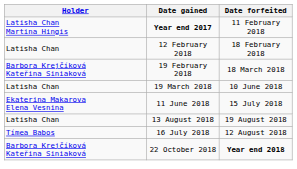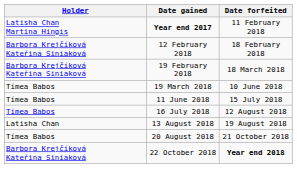(33, 48) Latisha Chan -> (46, 48) Barbora Krejčíková Kateřina Siniaková
(33, 86) Latisha Chan -> (30, 86) Tímea Babos
(46, 103) Ekaterina Makarova Elena Vesnina -> (30, 99) Tímea Babos
rows swapped: (183, 132) <-> (183, 120)
+ row: (183, 136)
